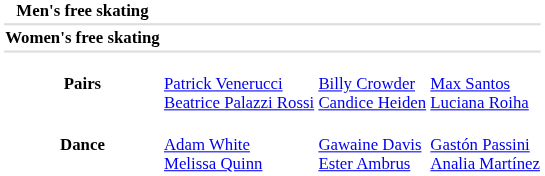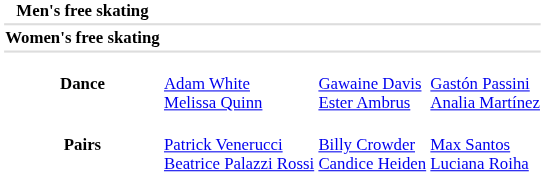rows swapped: (82, 84) <-> (82, 144)
